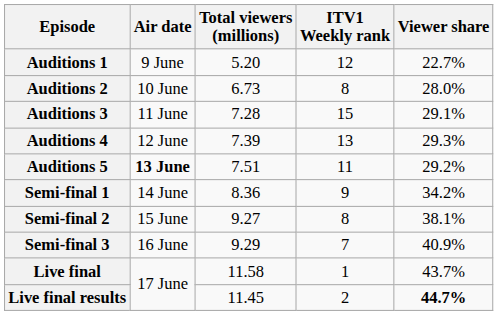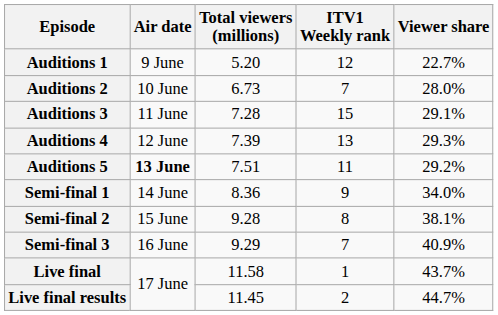(345, 88) 8 -> (345, 88) 7
(444, 192) 34.2% -> (444, 192) 34.0%
(246, 219) 9.27 -> (246, 219) 9.28
(444, 297) bold -> (444, 297) normal
